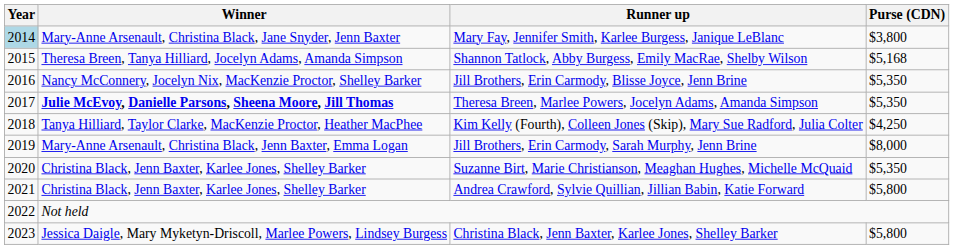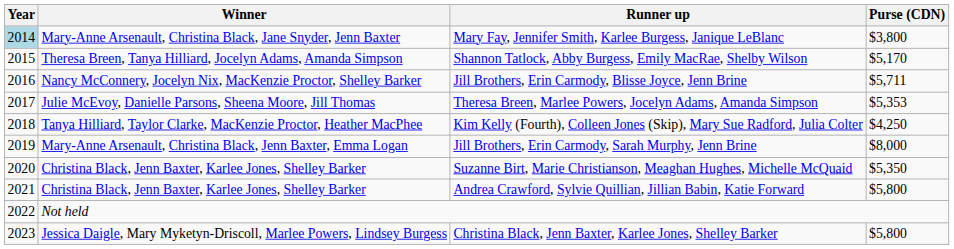(888, 59) $5,168 -> (888, 59) $5,170
(888, 80) $5,350 -> (888, 80) $5,711
(217, 102) bold -> (208, 102) normal
(888, 102) $5,350 -> (888, 102) $5,353
